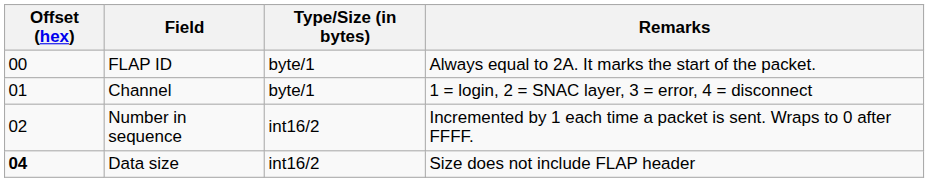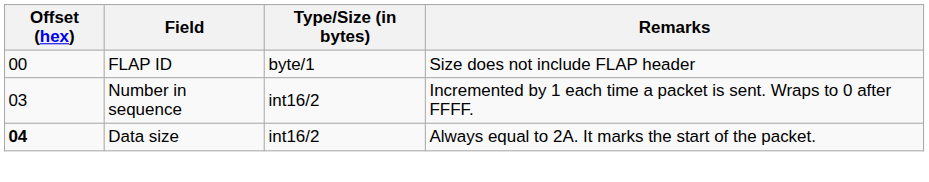(623, 63) Always equal to 2A. It marks the start of the packet. -> (562, 63) Size does not include FLAP header
- row: (140, 90)
(18, 127) 02 -> (18, 100) 03
(562, 163) Size does not include FLAP header -> (623, 136) Always equal to 2A. It marks the start of the packet.
